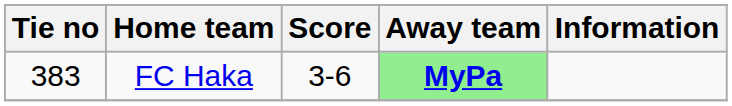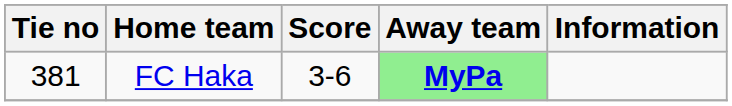(56, 75) 383 -> (56, 75) 381
